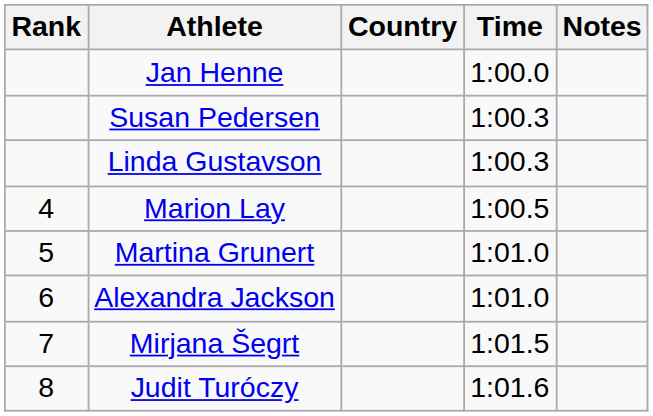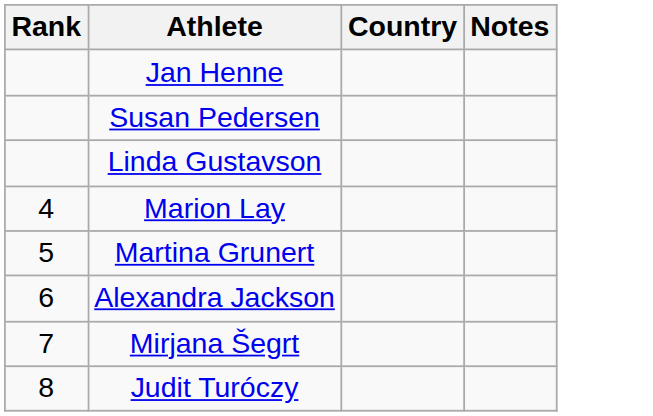- column: (510, 27)
